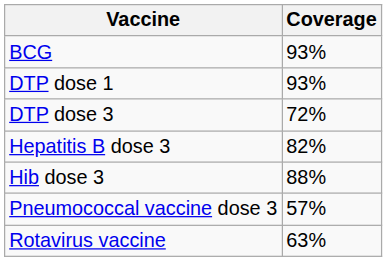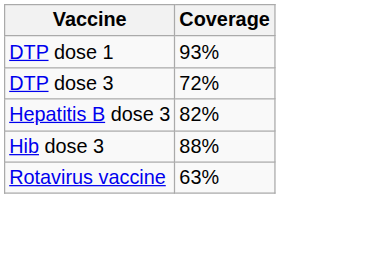- row: (31, 51)
- row: (143, 209)
